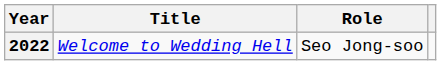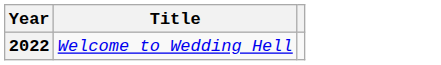- column: (362, 19)
